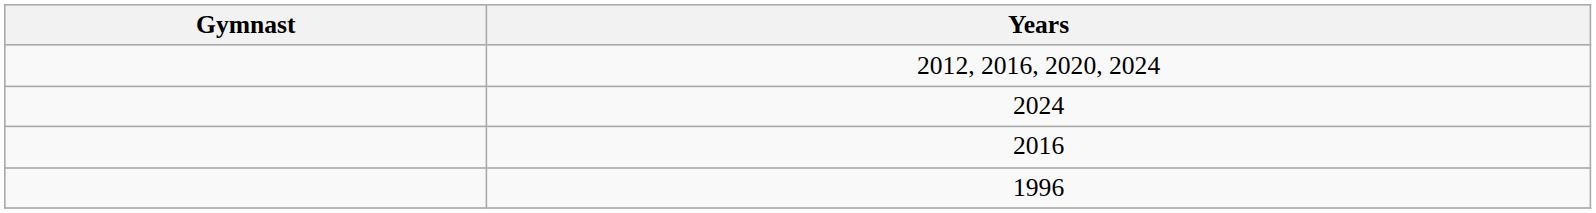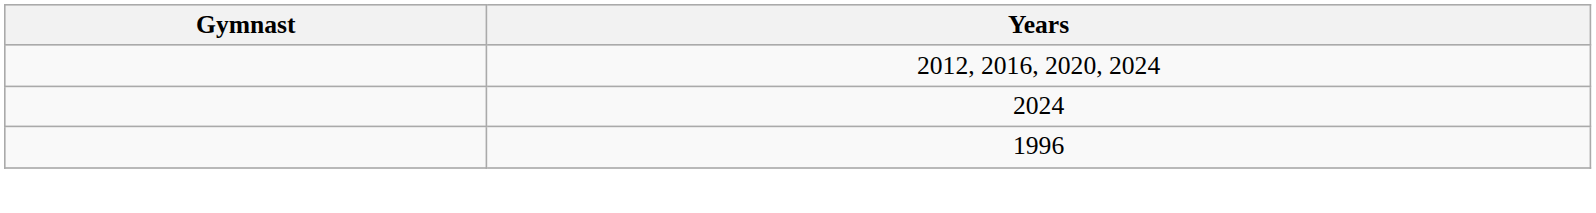- row: (1039, 146)
